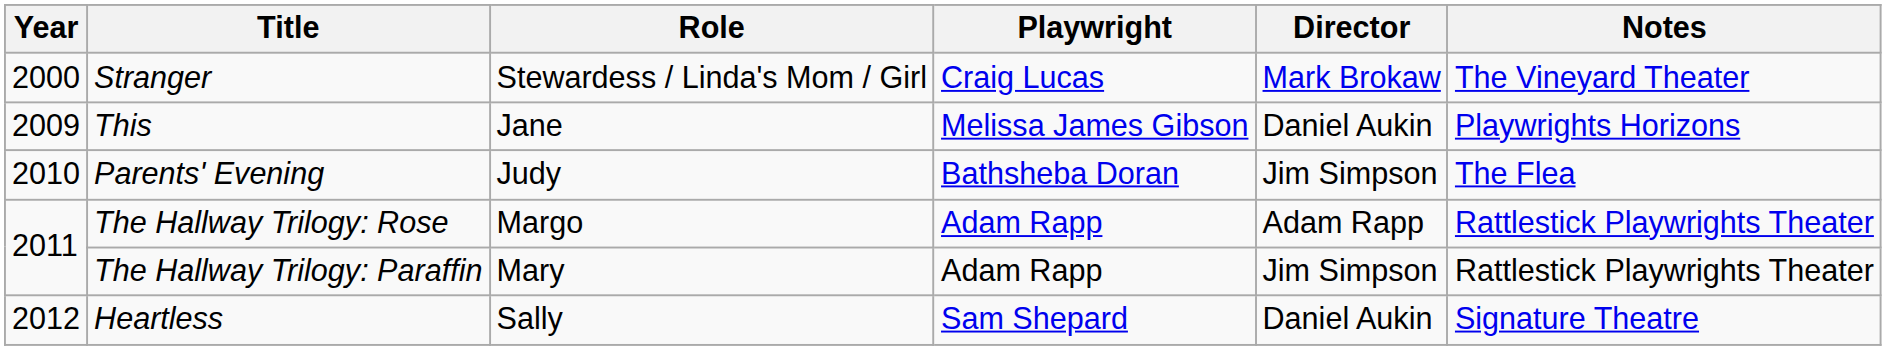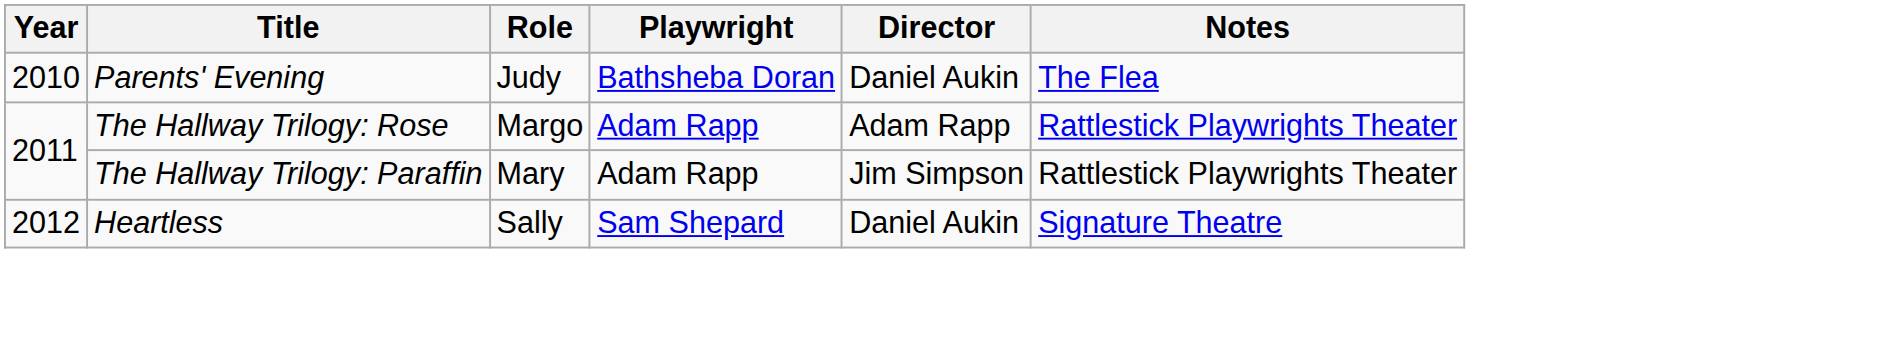- row: (153, 77)
- row: (123, 125)
(1350, 174) Jim Simpson -> (934, 77) Daniel Aukin
